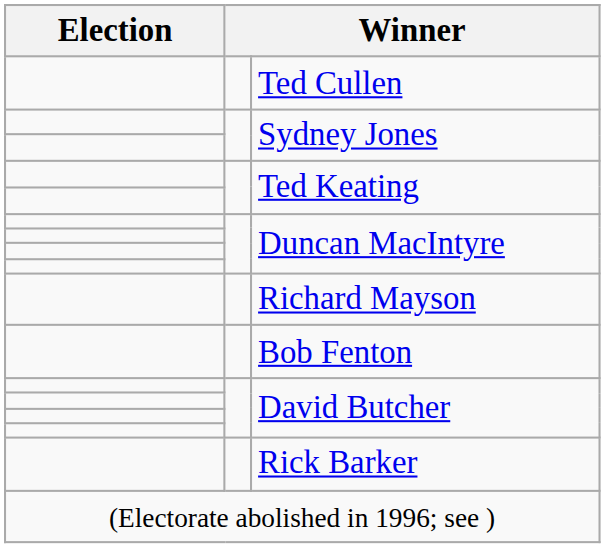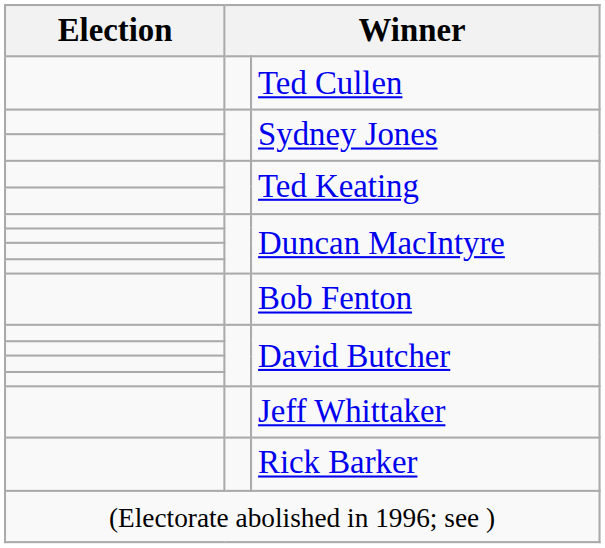- row: (115, 300)
+ row: (115, 412)
